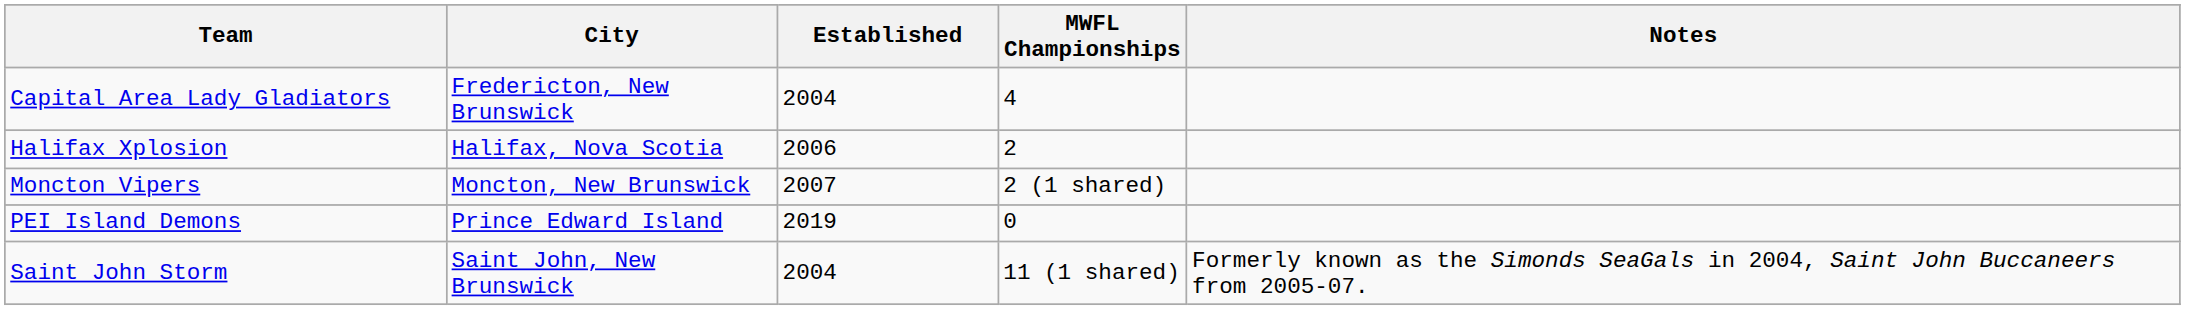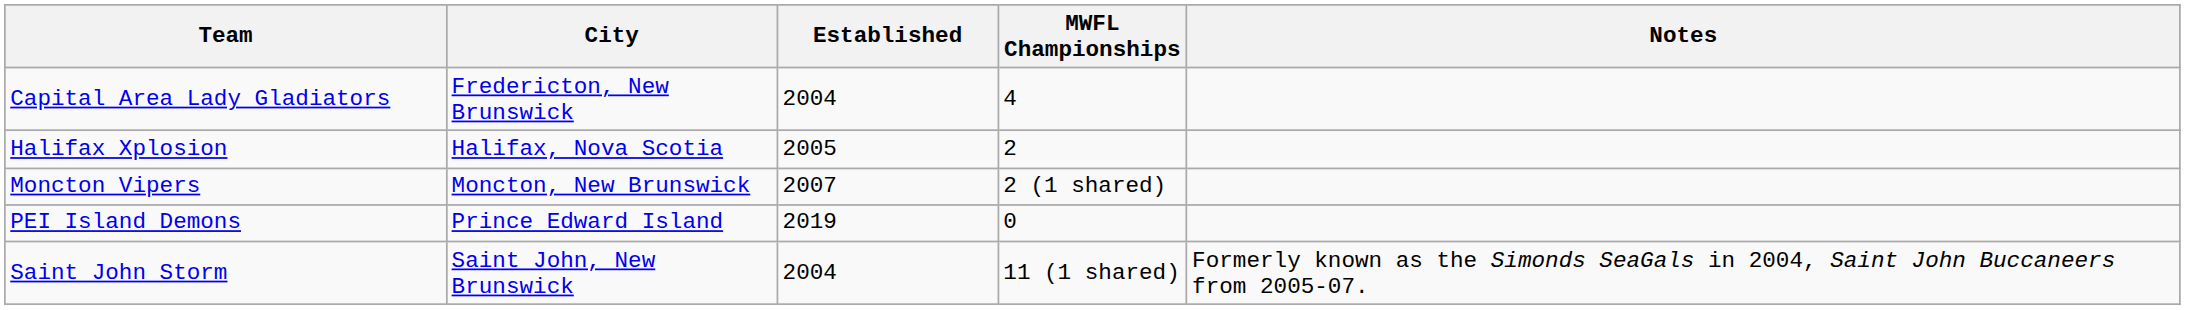(810, 149) 2006 -> (810, 149) 2005
